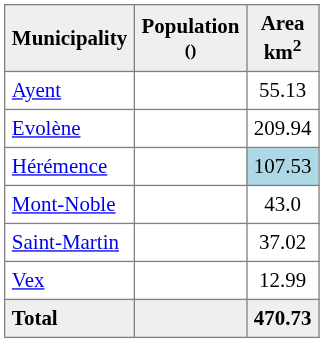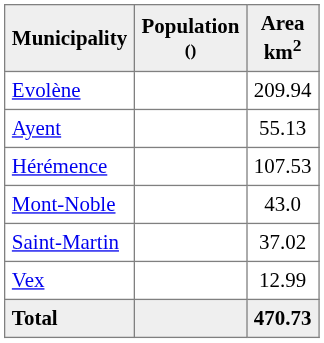rows swapped: (37, 90) <-> (46, 128)
(283, 166) lightblue background -> (283, 166) no background
